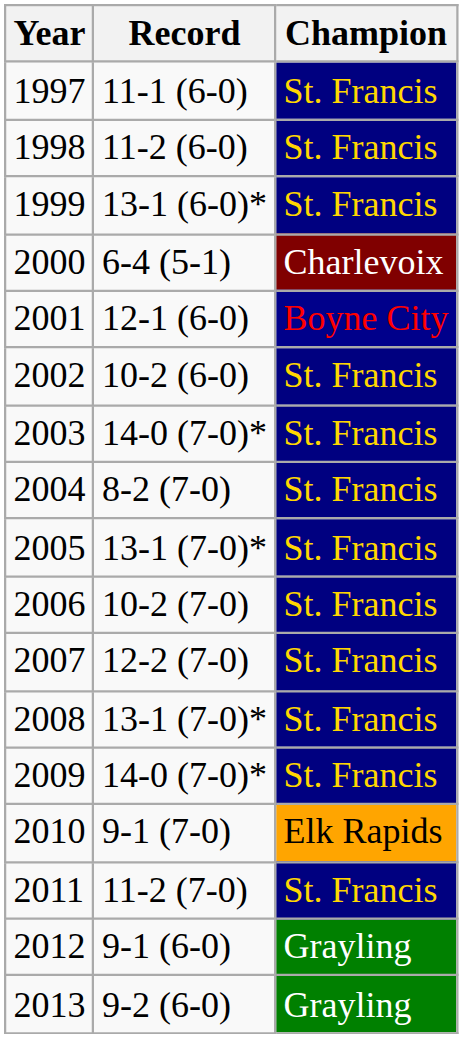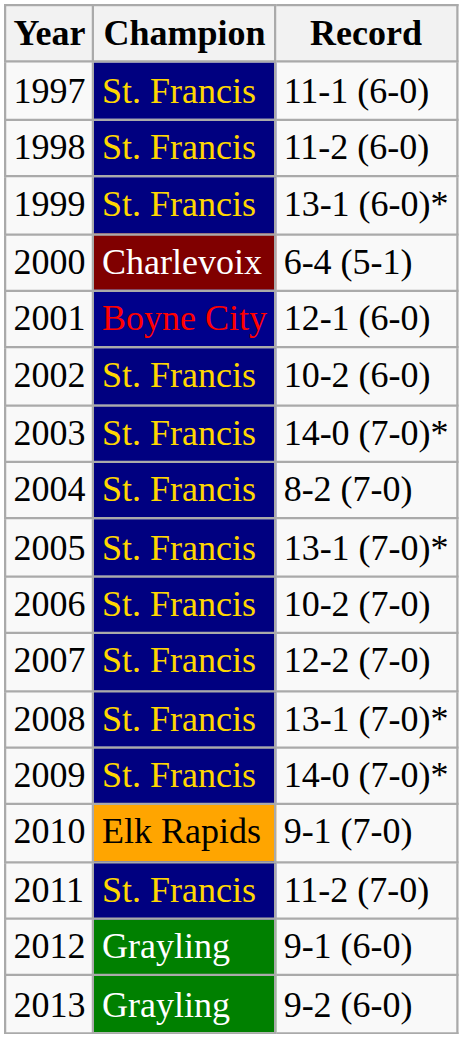columns swapped: (366, 33) <-> (184, 33)
